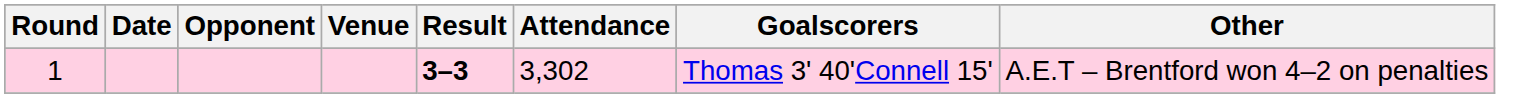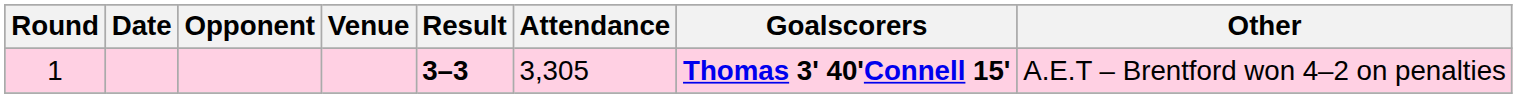(554, 70) 3,302 -> (554, 70) 3,305
(838, 70) normal -> (847, 70) bold
